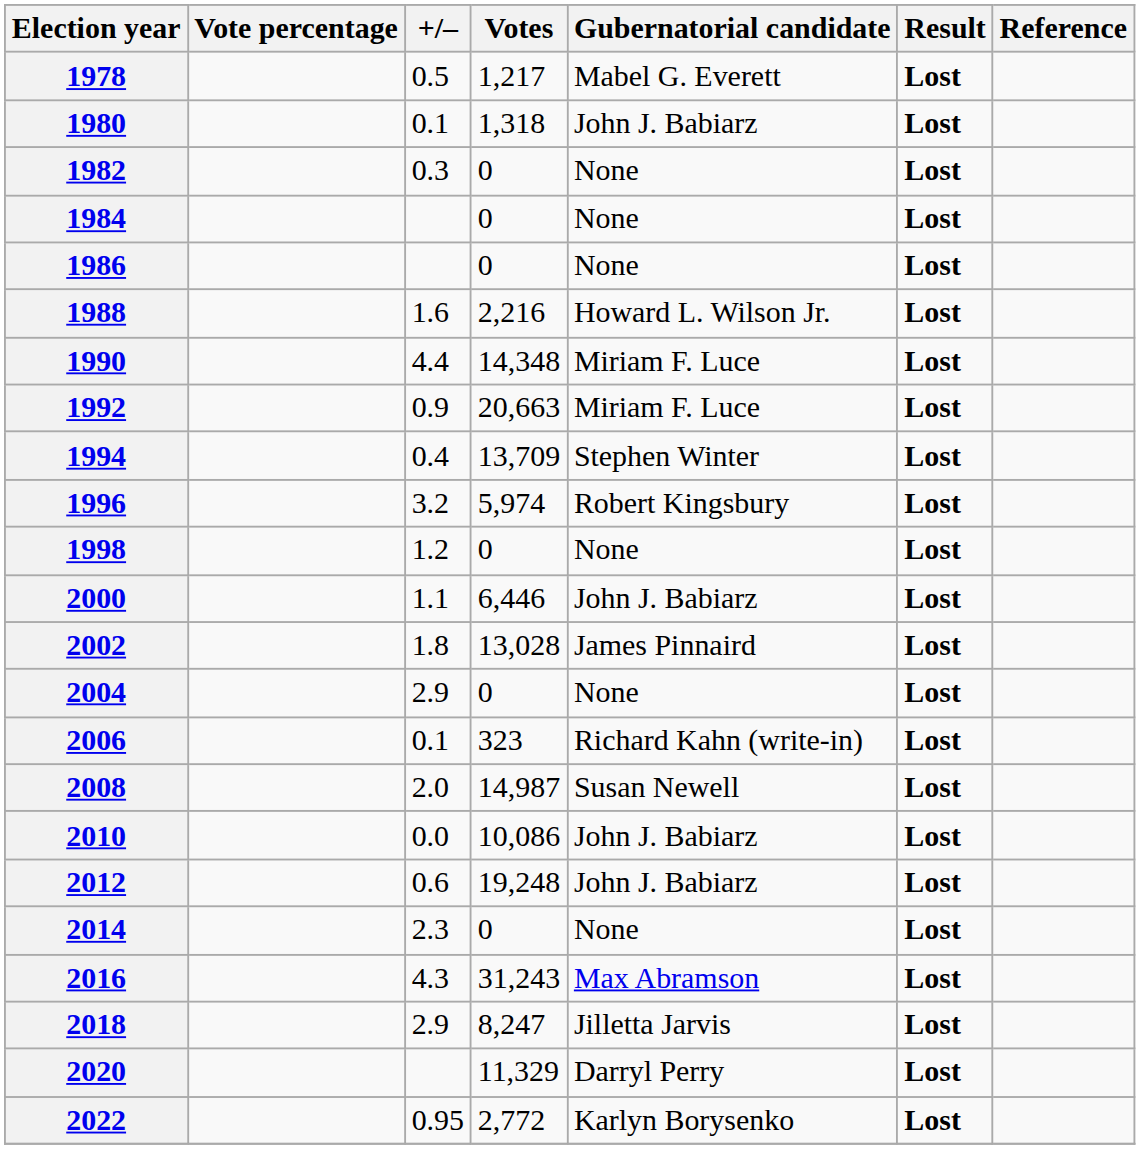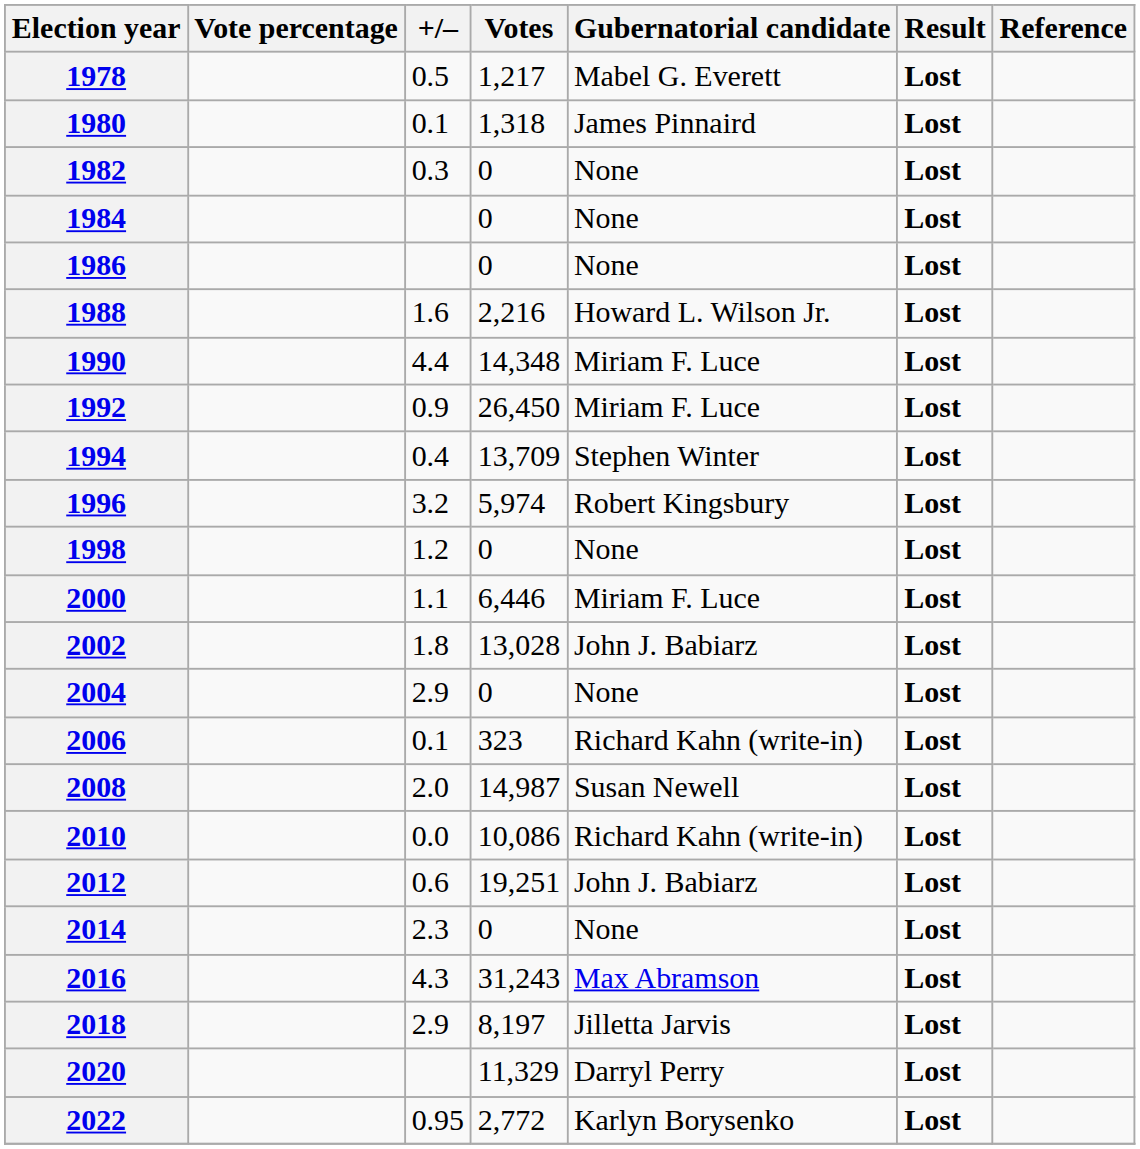(666, 123) John J. Babiarz -> (665, 123) James Pinnaird
(519, 407) 20,663 -> (519, 407) 26,450
(666, 597) John J. Babiarz -> (667, 597) Miriam F. Luce
(665, 645) James Pinnaird -> (666, 645) John J. Babiarz
(666, 834) John J. Babiarz -> (718, 834) Richard Kahn (write-in)
(519, 882) 19,248 -> (519, 882) 19,251
(511, 1024) 8,247 -> (511, 1024) 8,197
